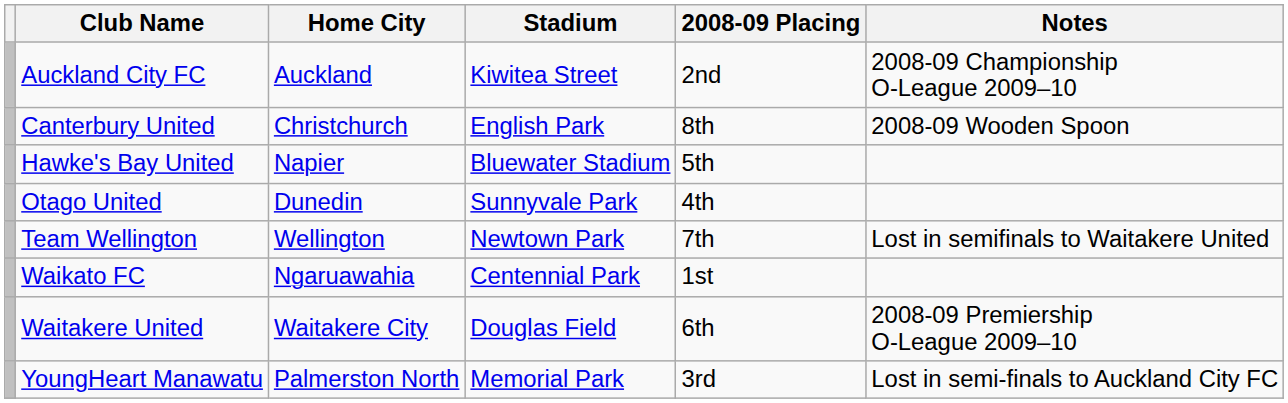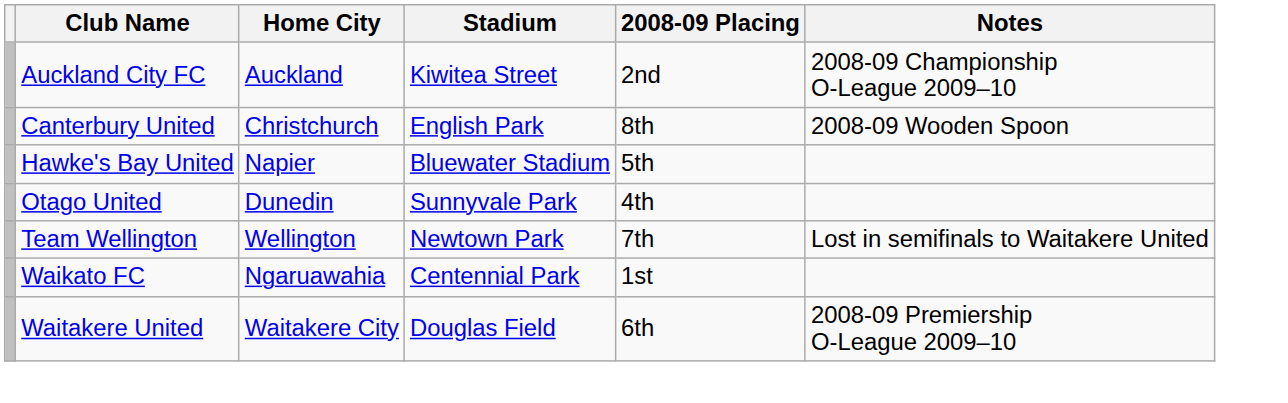- row: (142, 379)
